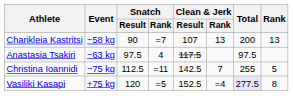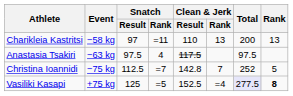(133, 40) 90 -> (133, 40) 97
(161, 40) =7 -> (161, 40) =11
(190, 40) 107 -> (190, 40) 110
(161, 69) =11 -> (161, 69) =7
(190, 69) 142.5 -> (190, 69) 142.8
(247, 69) 255 -> (247, 69) 252
(133, 84) 120 -> (133, 84) 125
(274, 84) normal -> (274, 84) bold
